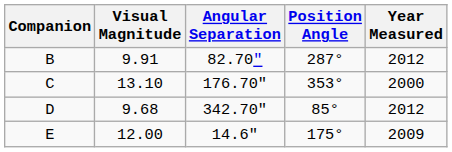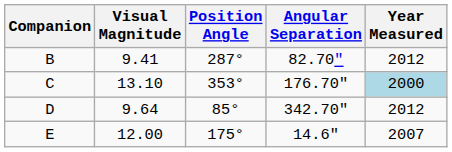columns swapped: (235, 26) <-> (325, 26)
(140, 60) 9.91 -> (140, 60) 9.41
(406, 85) no background -> (406, 85) lightblue background
(140, 110) 9.68 -> (140, 110) 9.64
(406, 134) 2009 -> (406, 134) 2007
